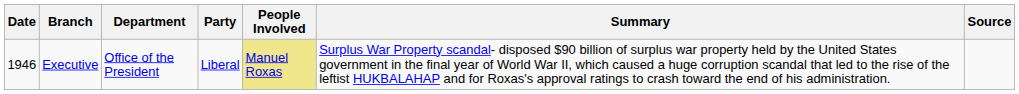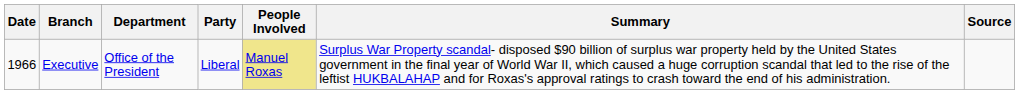(22, 64) 1946 -> (22, 64) 1966
